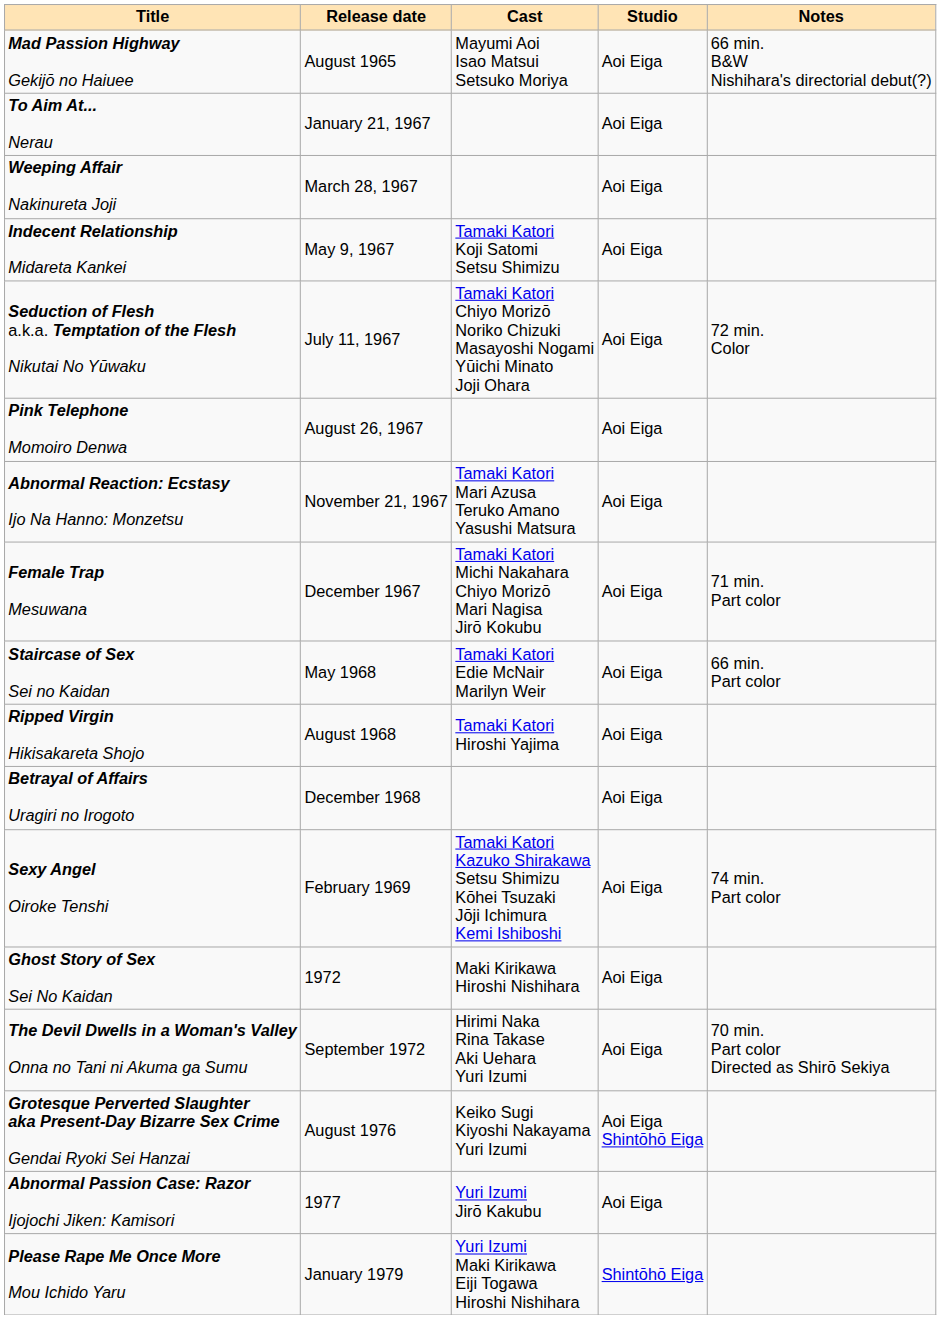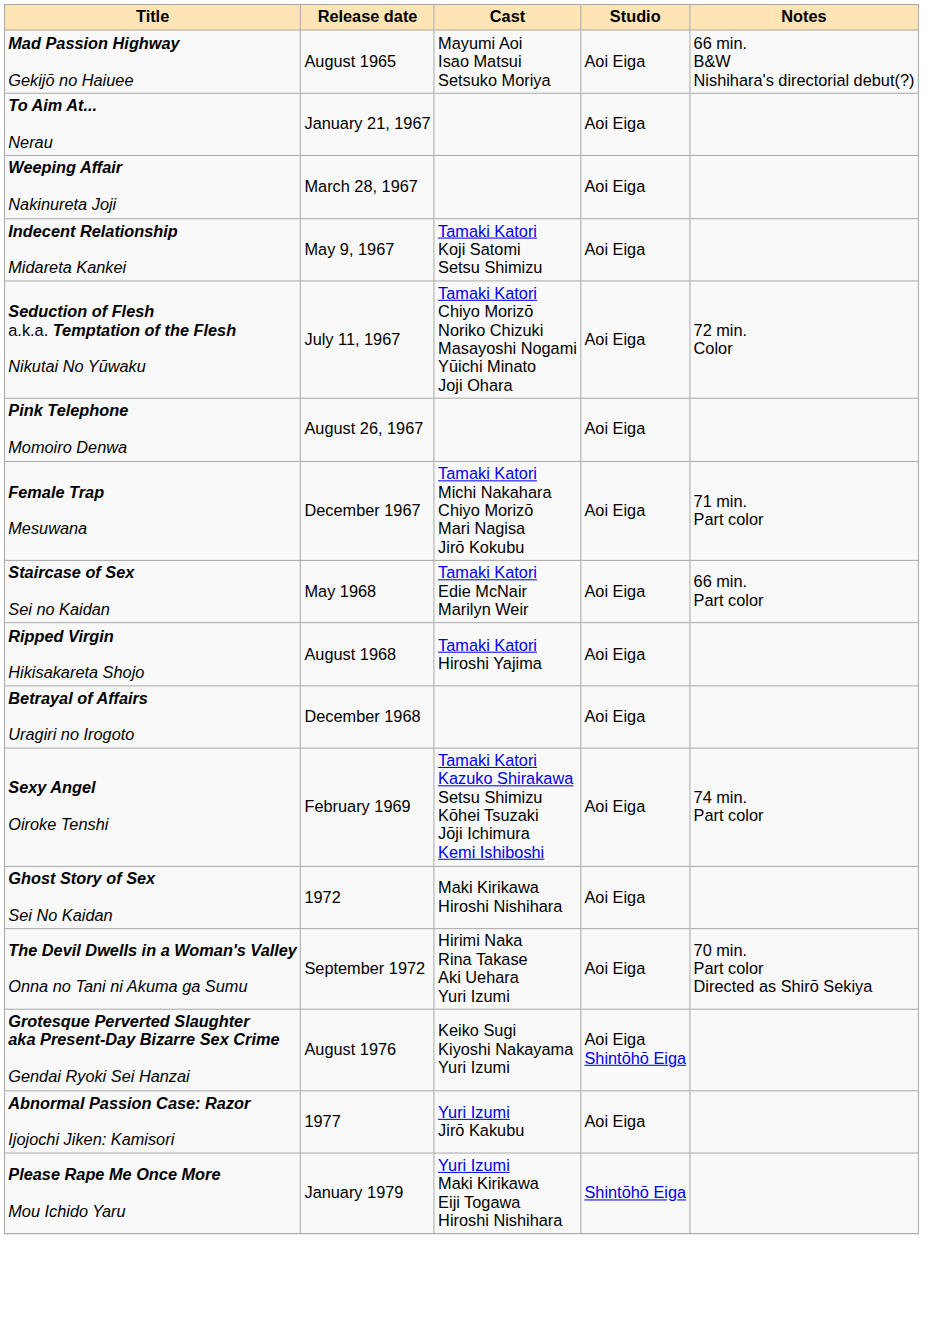- row: (119, 501)
